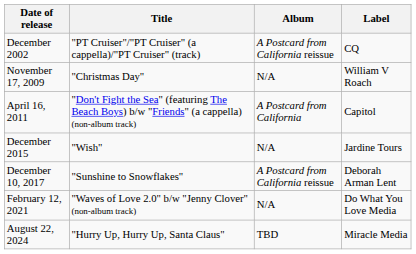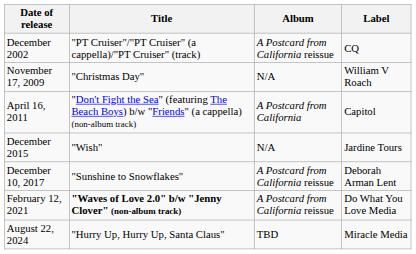(160, 205) normal -> (147, 205) bold
(266, 205) N/A -> (295, 205) A Postcard from California reissue
